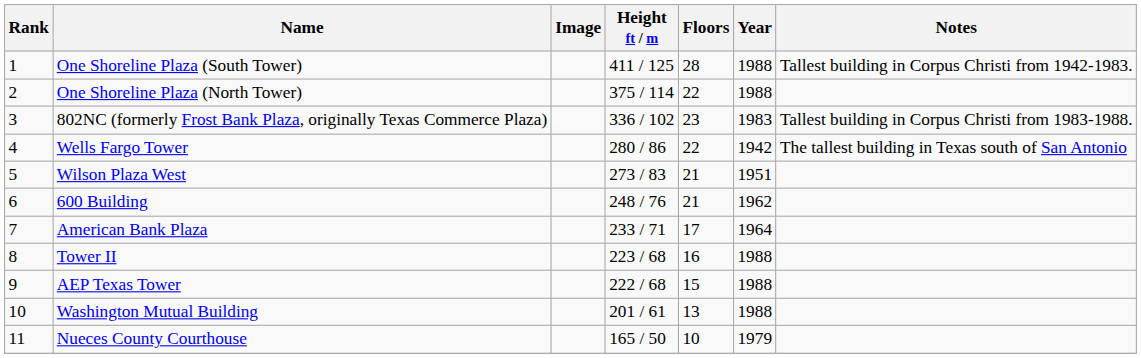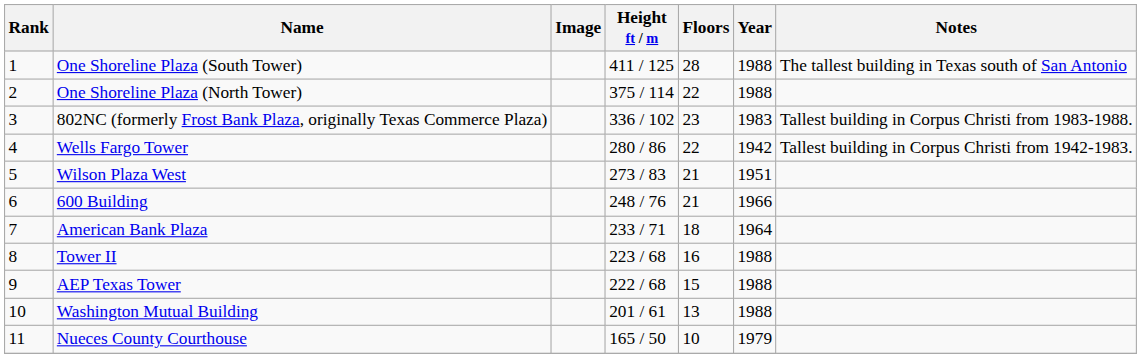(956, 65) Tallest building in Corpus Christi from 1942-1983. -> (953, 65) The tallest building in Texas south of San Antonio
(953, 147) The tallest building in Texas south of San Antonio -> (956, 147) Tallest building in Corpus Christi from 1942-1983.
(755, 202) 1962 -> (755, 202) 1966
(691, 229) 17 -> (691, 229) 18
